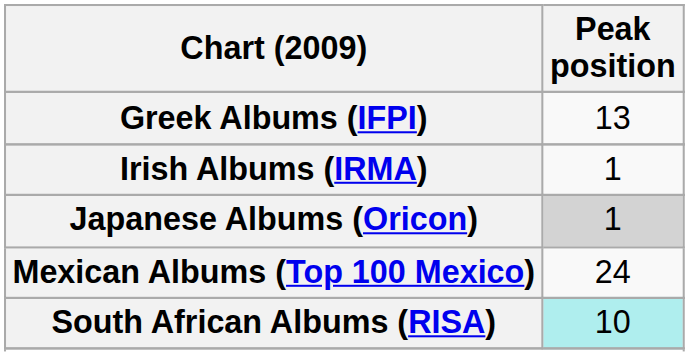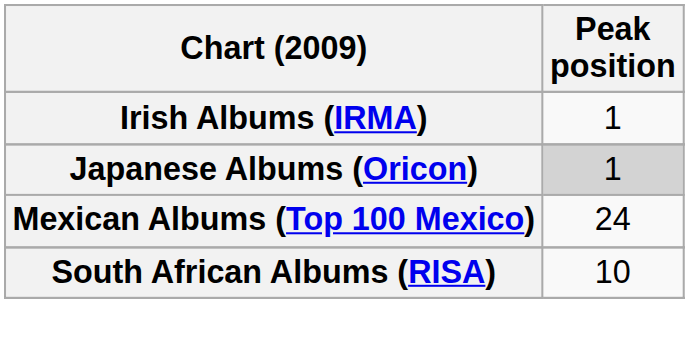- row: (274, 117)
(613, 322) paleturquoise background -> (613, 271) no background
